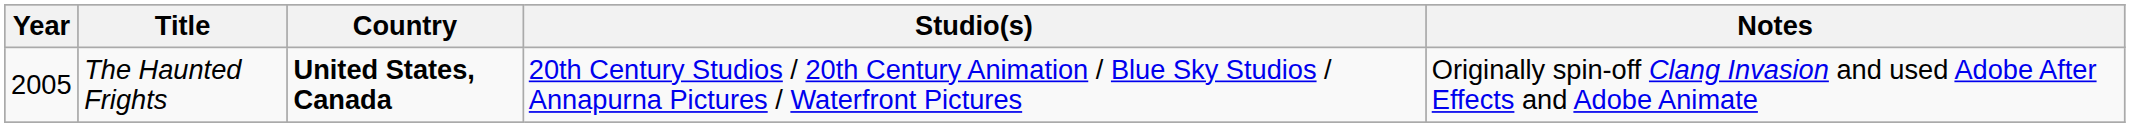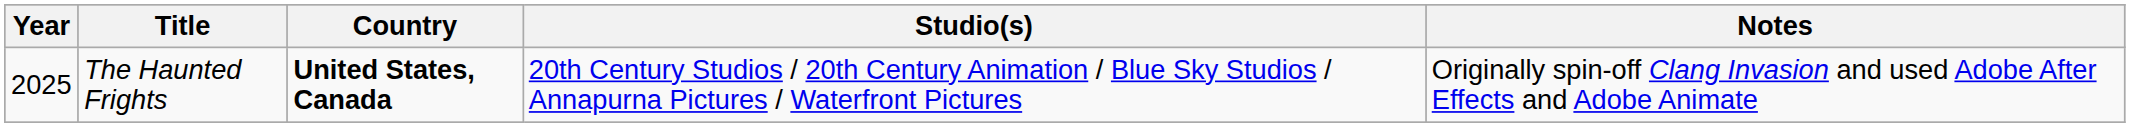(41, 84) 2005 -> (41, 84) 2025
